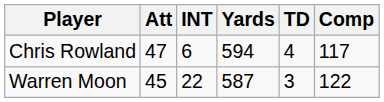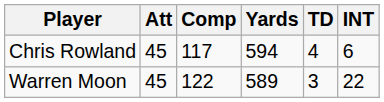columns swapped: (346, 19) <-> (197, 19)
(156, 50) 47 -> (156, 50) 45
(238, 81) 587 -> (262, 81) 589
